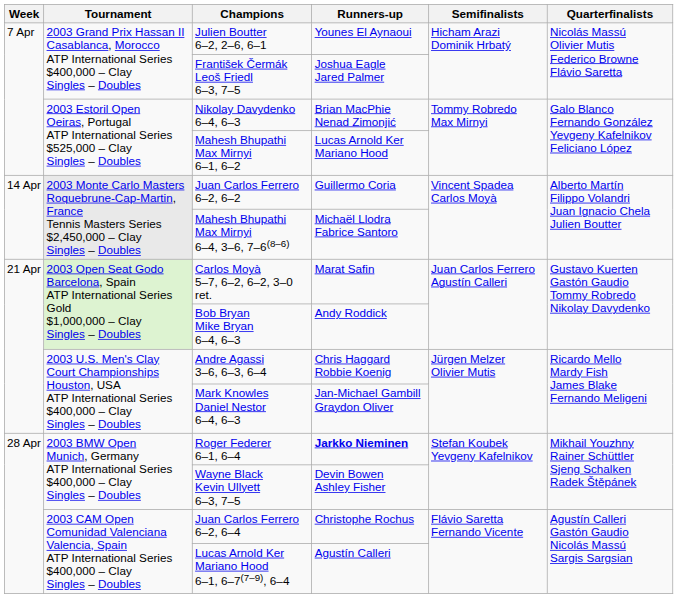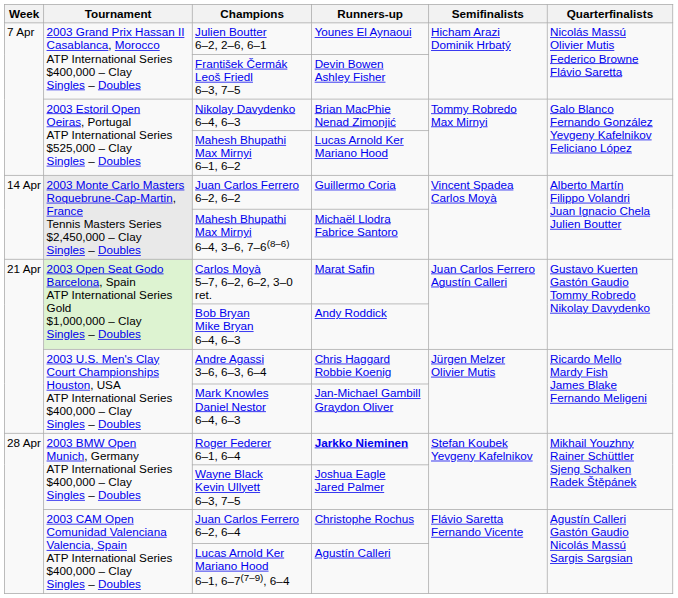(350, 71) Joshua Eagle Jared Palmer -> (350, 71) Devin Bowen Ashley Fisher
(350, 481) Devin Bowen Ashley Fisher -> (350, 481) Joshua Eagle Jared Palmer
